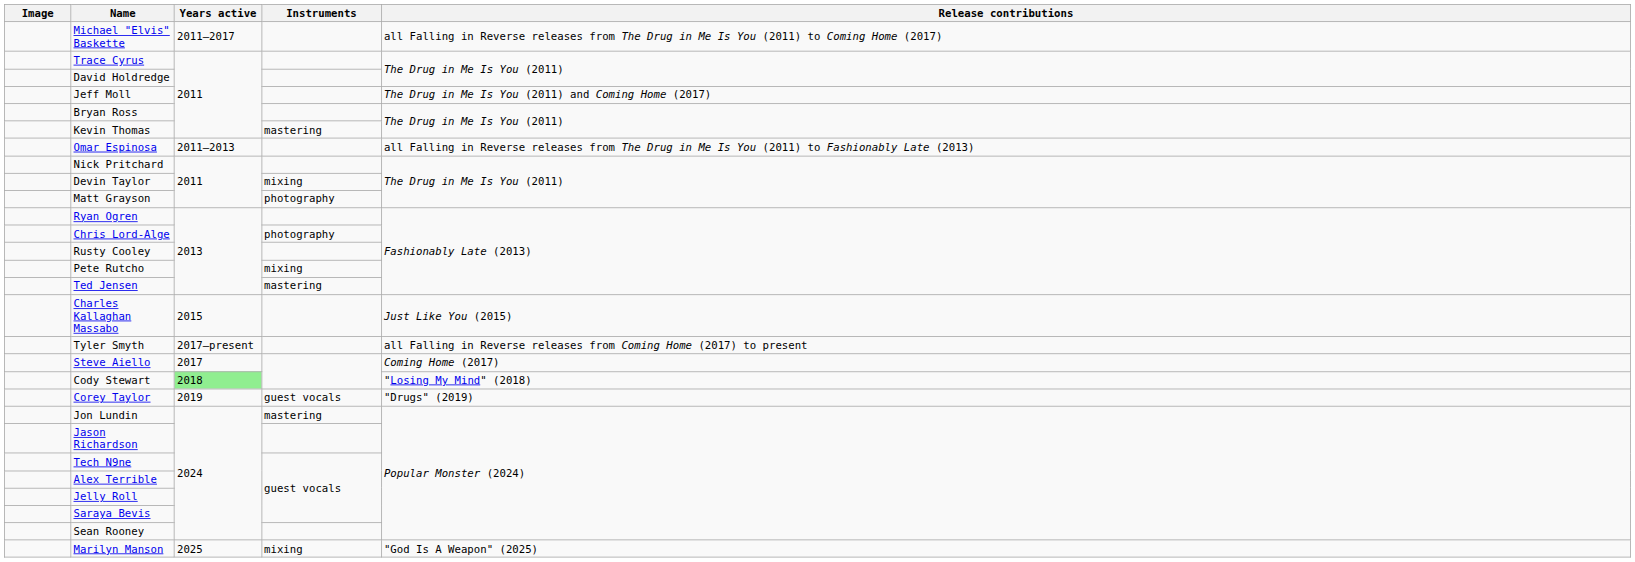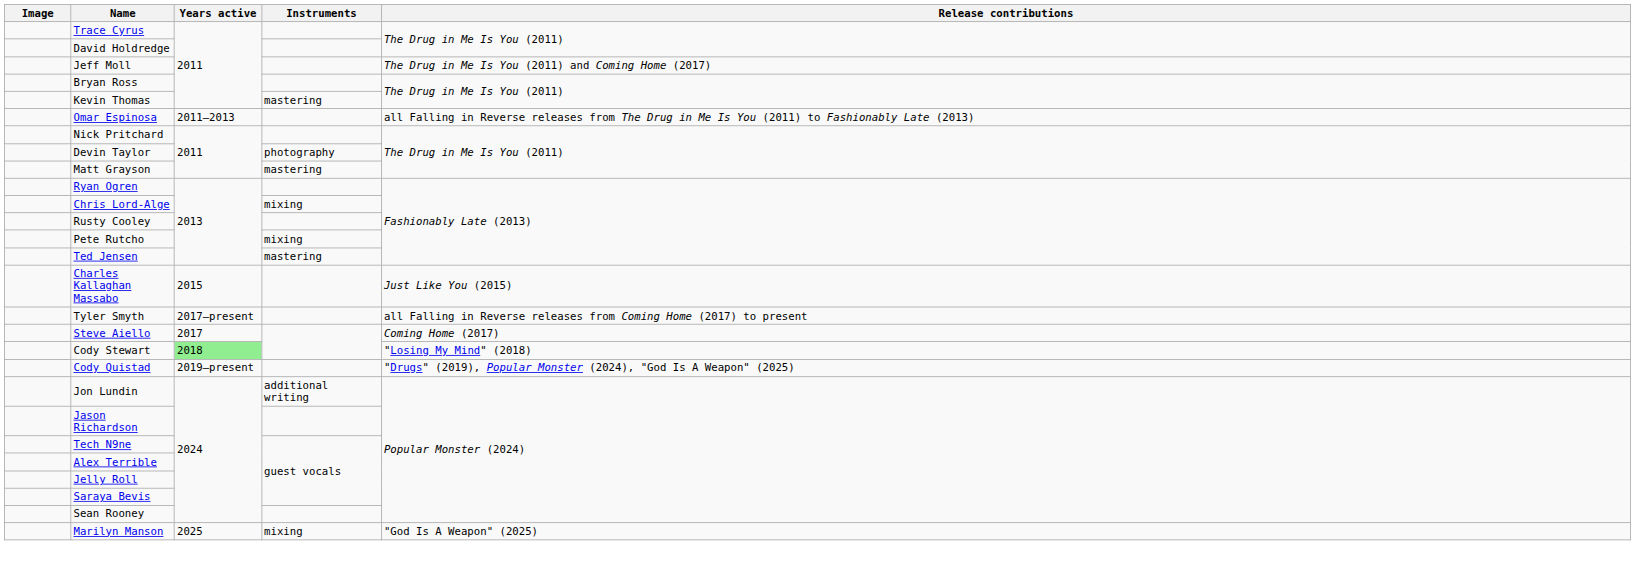- row: (122, 37)
(283, 182) mixing -> (299, 152) photography
(299, 199) photography -> (293, 169) mastering
(299, 234) photography -> (283, 204) mixing
+ row: (112, 368)
- row: (112, 397)
(293, 415) mastering -> (296, 391) additional writing
